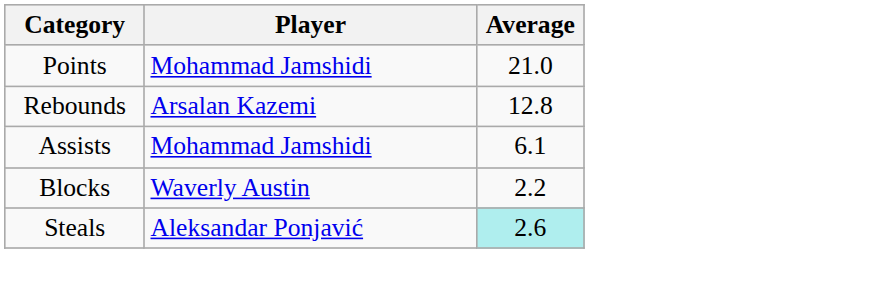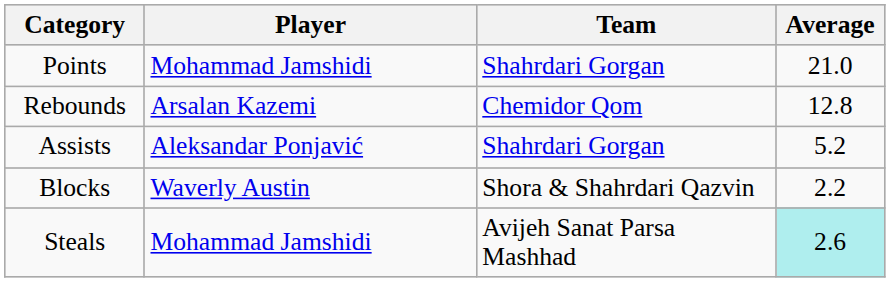+ column: (626, 24)
(261, 146) Mohammad Jamshidi -> (257, 146) Aleksandar Ponjavić
(530, 146) 6.1 -> (830, 146) 5.2
(257, 227) Aleksandar Ponjavić -> (261, 242) Mohammad Jamshidi
